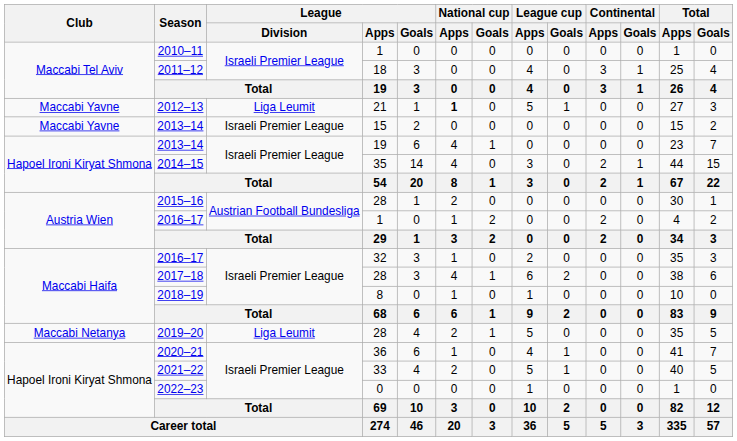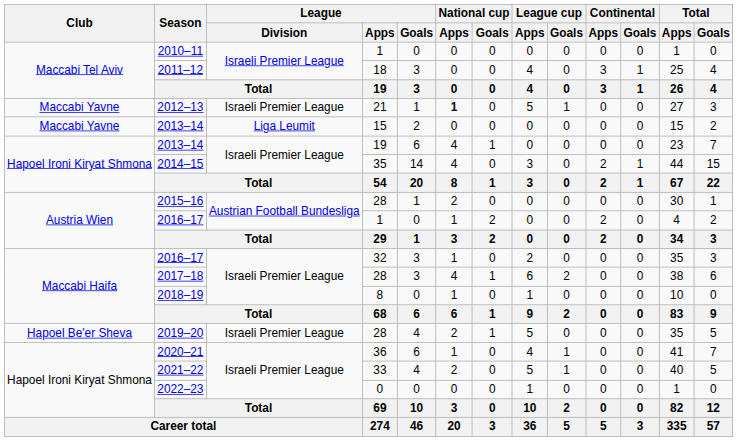(284, 107) Liga Leumit -> (284, 107) Israeli Premier League
(284, 126) Israeli Premier League -> (284, 126) Liga Leumit
(79, 333) Maccabi Netanya -> (79, 333) Hapoel Be'er Sheva
(284, 333) Liga Leumit -> (284, 333) Israeli Premier League
